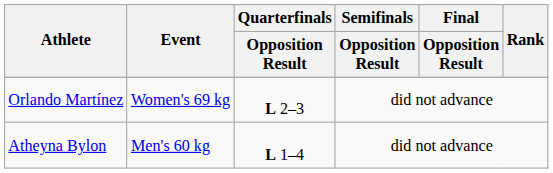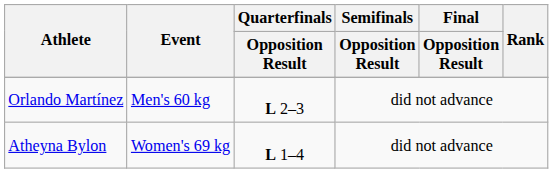(181, 99) Women's 69 kg -> (170, 99) Men's 60 kg
(170, 145) Men's 60 kg -> (181, 145) Women's 69 kg
